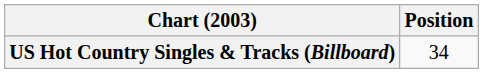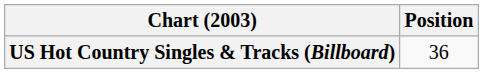(439, 52) 34 -> (439, 52) 36
